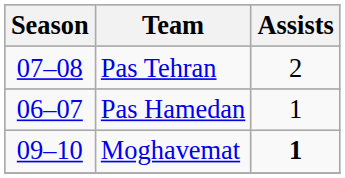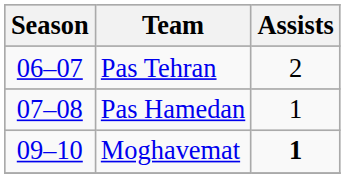(50, 67) 07–08 -> (50, 67) 06–07
(50, 109) 06–07 -> (50, 109) 07–08
